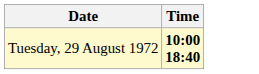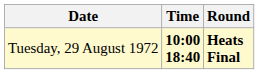+ column: (228, 16)
